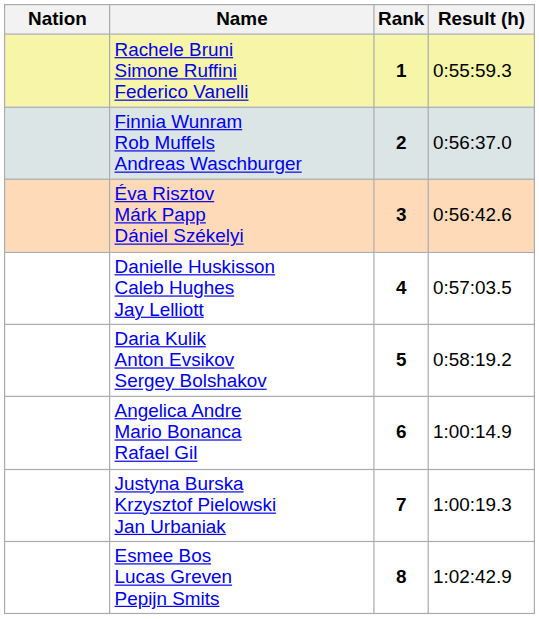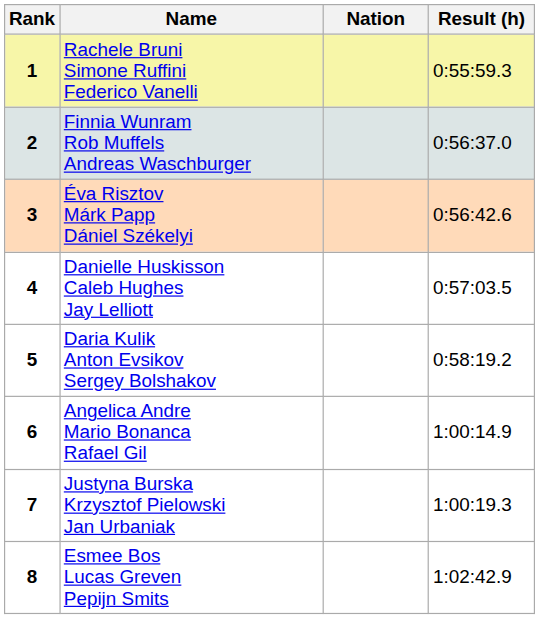columns swapped: (401, 19) <-> (57, 19)
